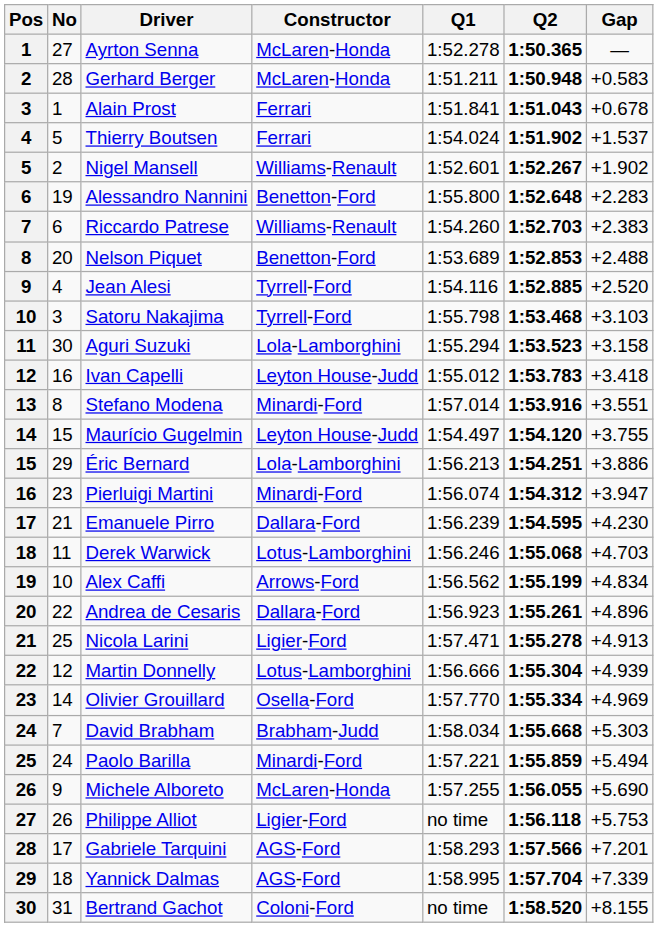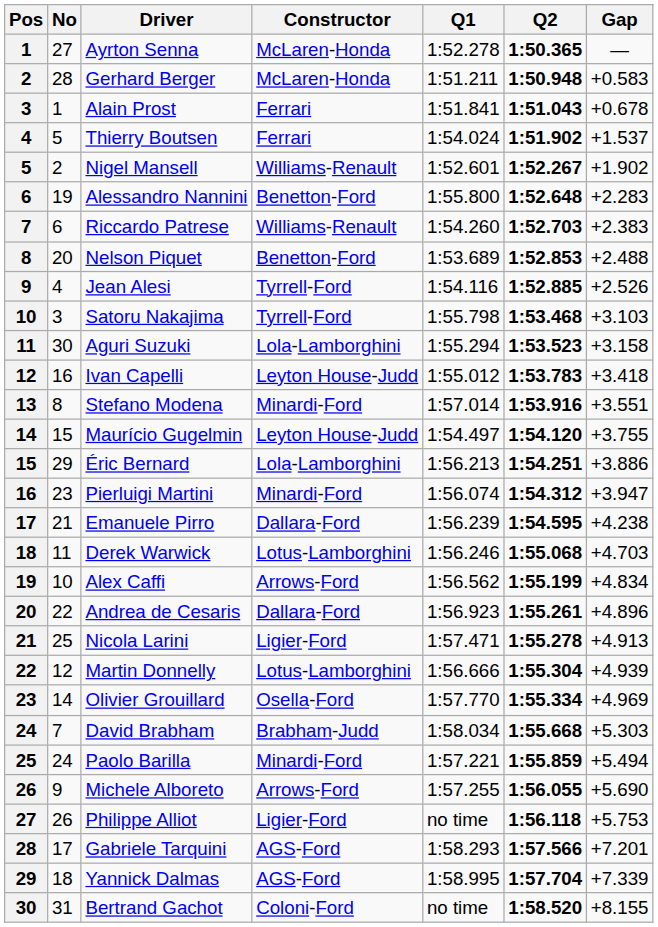(620, 286) +2.520 -> (620, 286) +2.526
(620, 523) +4.230 -> (620, 523) +4.238
(323, 789) McLaren-Honda -> (308, 789) Arrows-Ford
